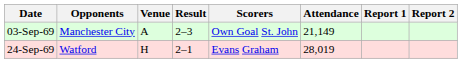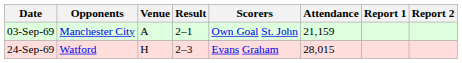(184, 31) 2–3 -> (184, 31) 2–1
(319, 31) 21,149 -> (319, 31) 21,159
(184, 49) 2–1 -> (184, 49) 2–3
(319, 49) 28,019 -> (319, 49) 28,015
